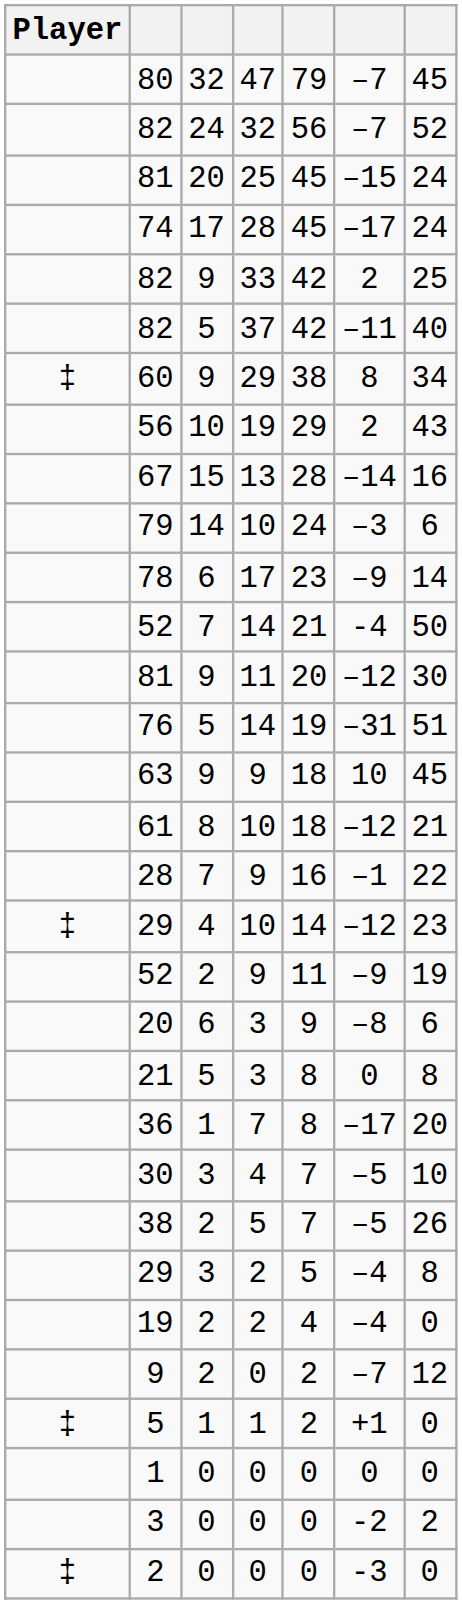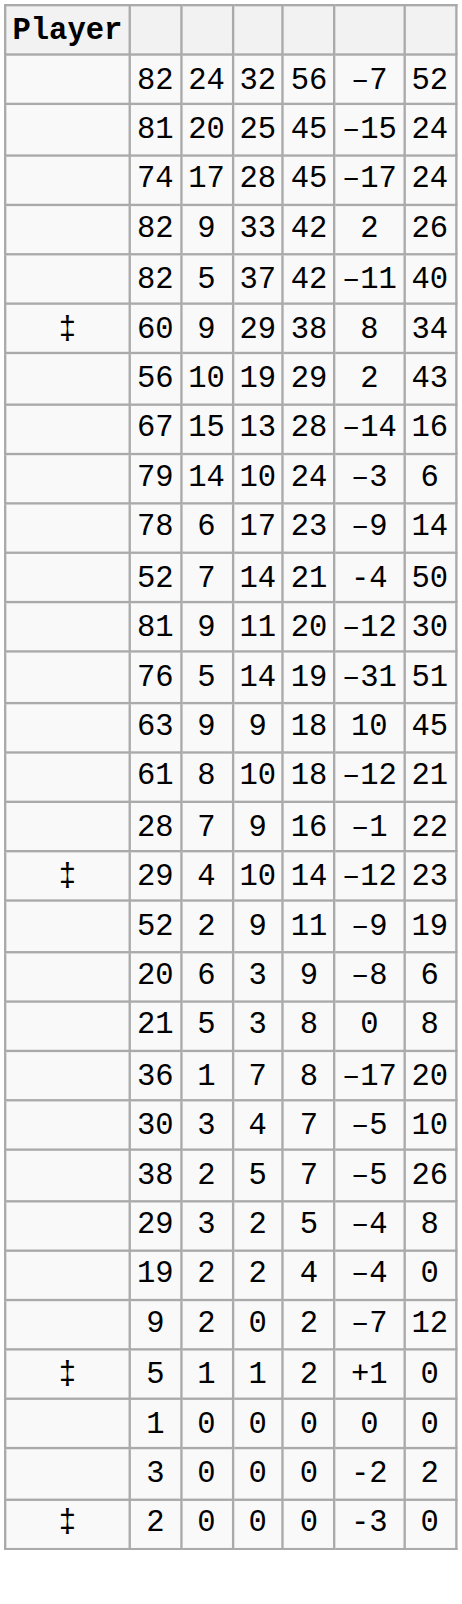- row: (155, 80)
(430, 279) 25 -> (430, 229) 26
